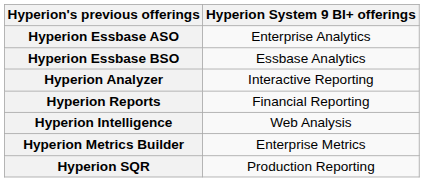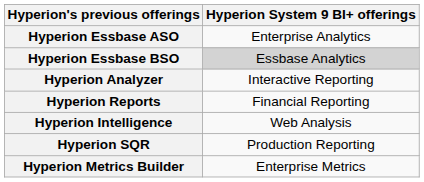(311, 58) no background -> (311, 58) lightgrey background
rows swapped: (104, 166) <-> (104, 144)
